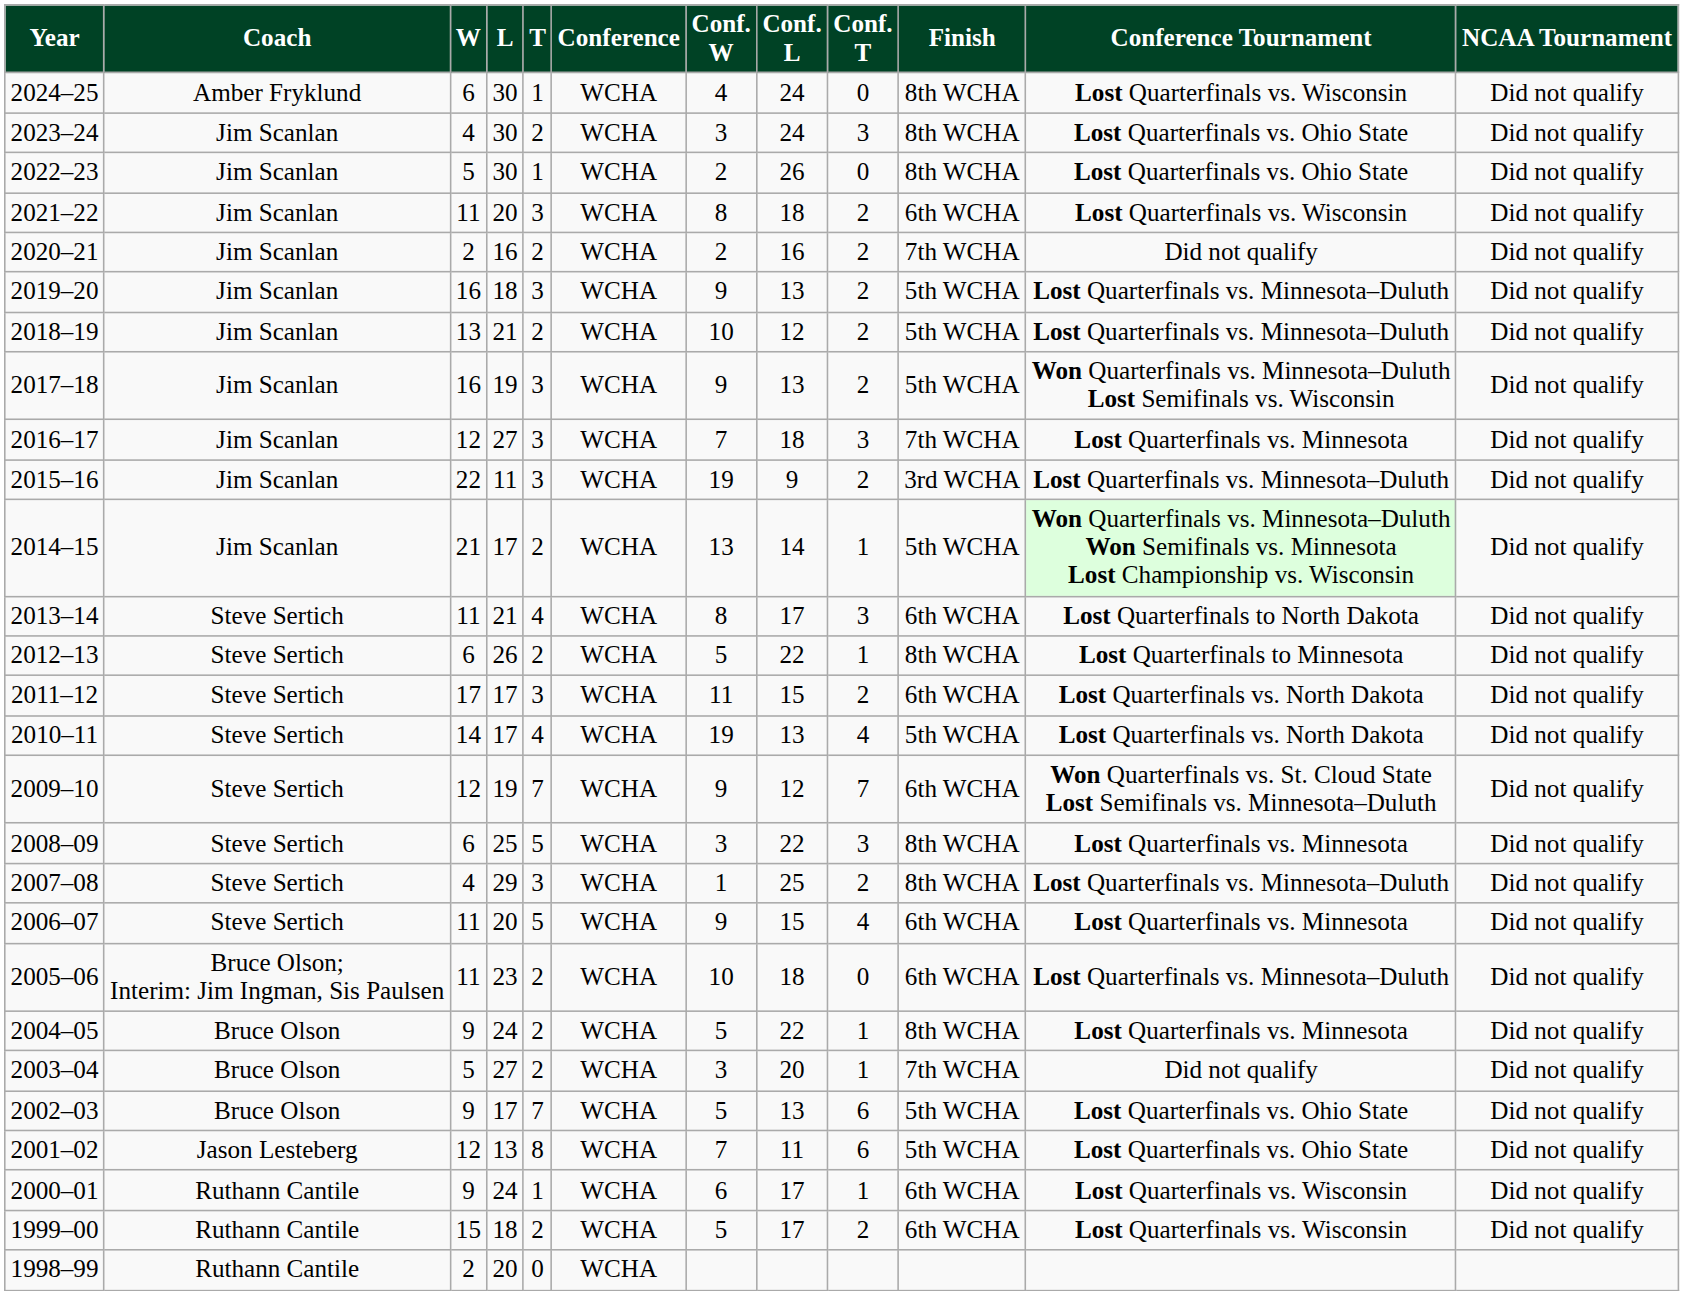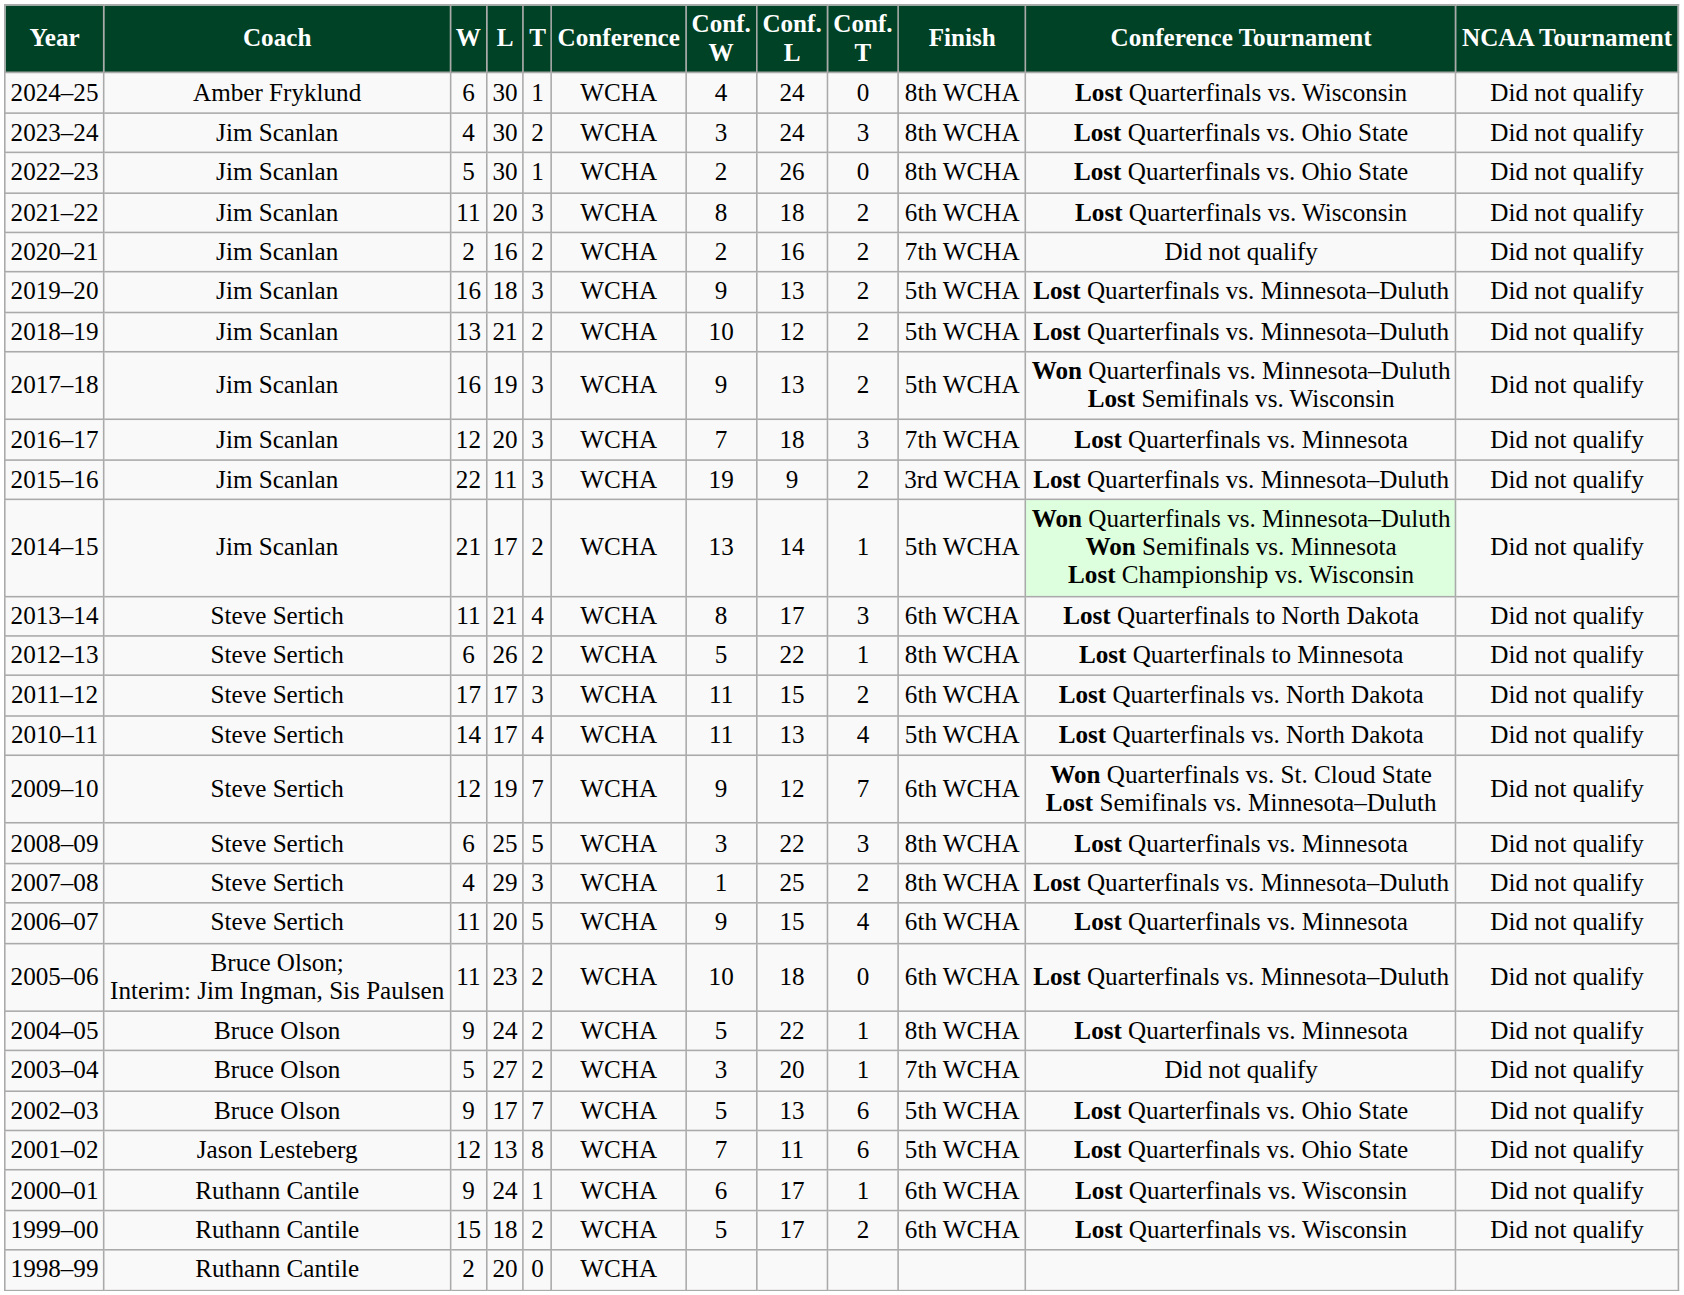(505, 439) 27 -> (505, 439) 20
(721, 735) 19 -> (721, 735) 11
